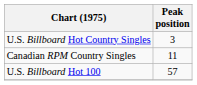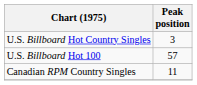rows swapped: (54, 71) <-> (71, 55)
